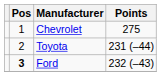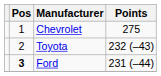(131, 47) 231 (–44) -> (131, 47) 232 (–43)
(131, 63) 232 (–43) -> (131, 63) 231 (–44)
